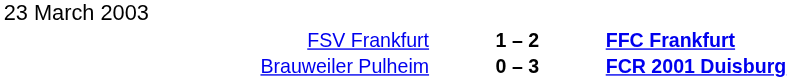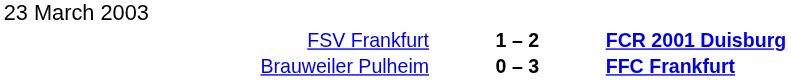(670, 40) FFC Frankfurt -> (696, 40) FCR 2001 Duisburg
(696, 66) FCR 2001 Duisburg -> (670, 66) FFC Frankfurt
